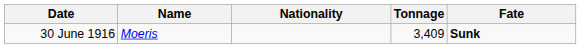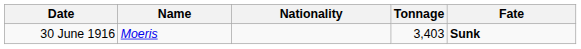(429, 33) 3,409 -> (429, 33) 3,403
